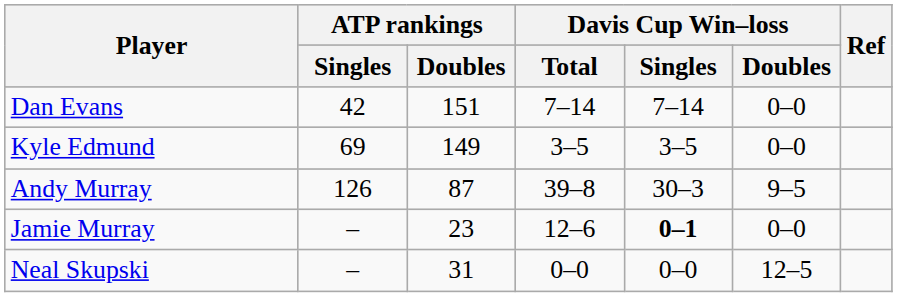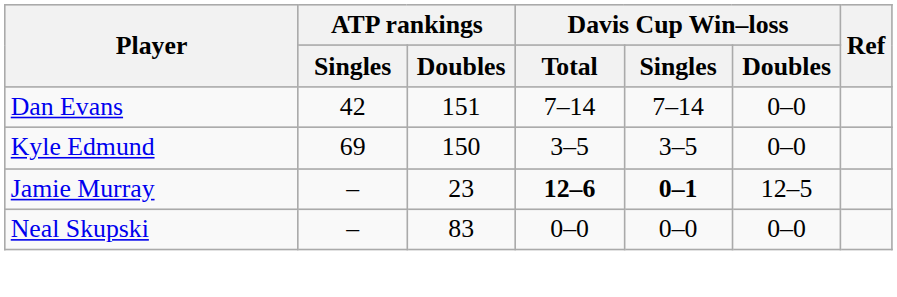(461, 147) 149 -> (461, 147) 150
- row: (81, 188)
(570, 229) normal -> (570, 188) bold
(787, 229) 0–0 -> (787, 188) 12–5
(461, 270) 31 -> (461, 229) 83
(787, 270) 12–5 -> (787, 229) 0–0
